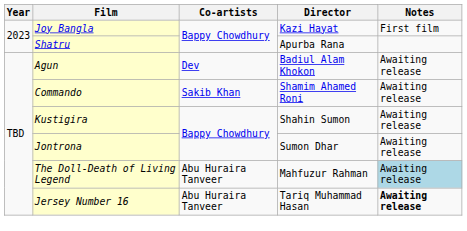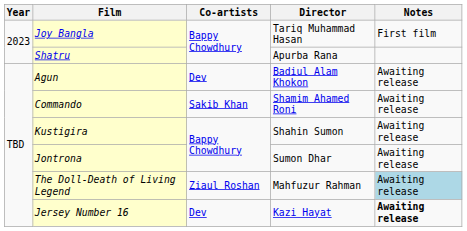(309, 28) Kazi Hayat -> (314, 34) Tariq Muhammad Hasan
(214, 174) Abu Huraira Tanveer -> (224, 185) Ziaul Roshan
(214, 201) Abu Huraira Tanveer -> (198, 213) Dev
(321, 201) Tariq Muhammad Hasan -> (302, 213) Kazi Hayat
